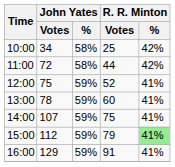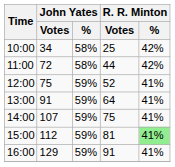(46, 100) 78 -> (46, 100) 91
(109, 100) 60 -> (109, 100) 64
(109, 135) 79 -> (109, 135) 81
